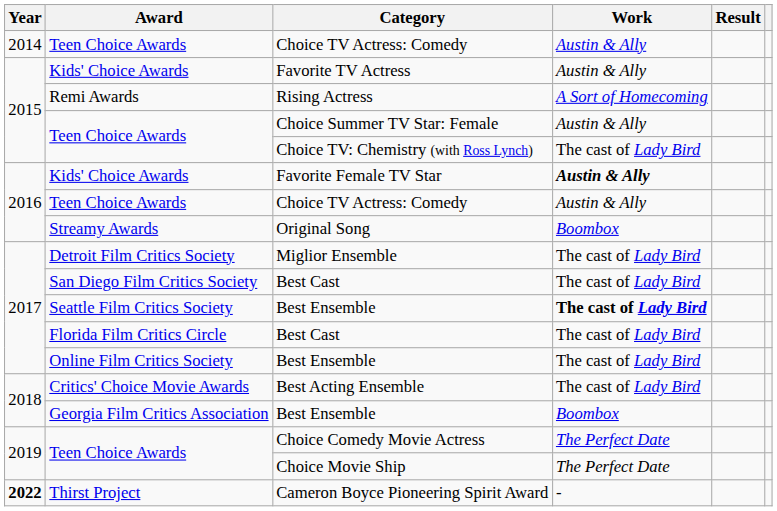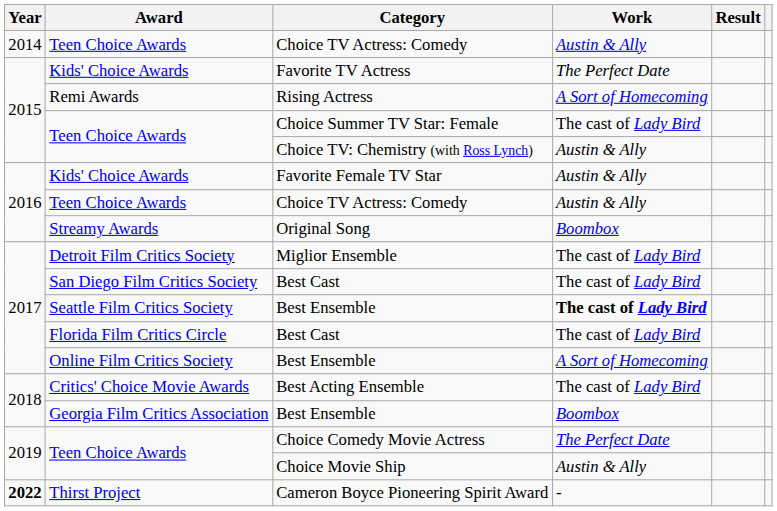(601, 70) Austin & Ally -> (613, 70) The Perfect Date
(601, 123) Austin & Ally -> (628, 123) The cast of Lady Bird
(628, 149) The cast of Lady Bird -> (601, 149) Austin & Ally
(603, 176) bold -> (601, 176) normal
(628, 360) The cast of Lady Bird -> (632, 360) A Sort of Homecoming
(613, 466) The Perfect Date -> (601, 466) Austin & Ally
